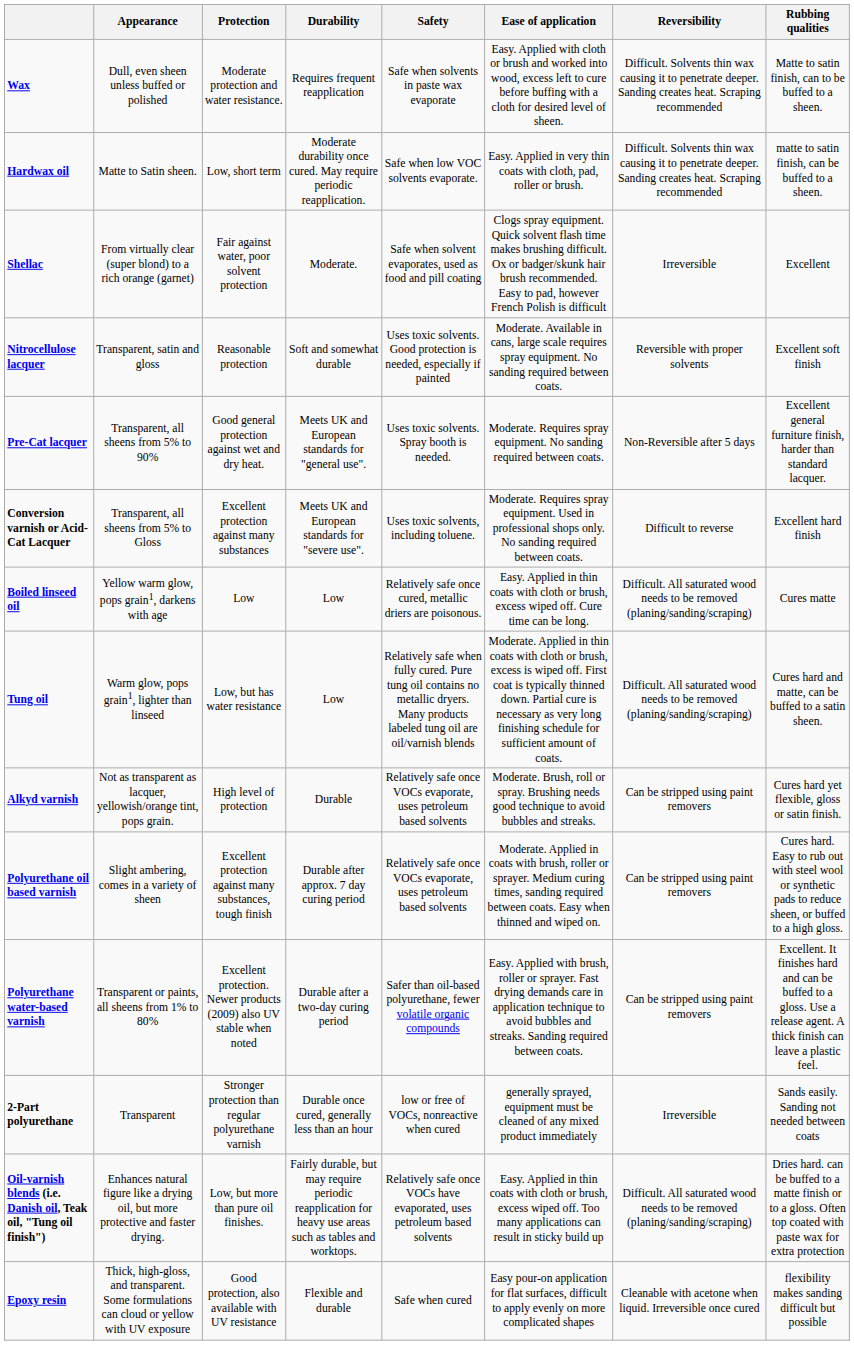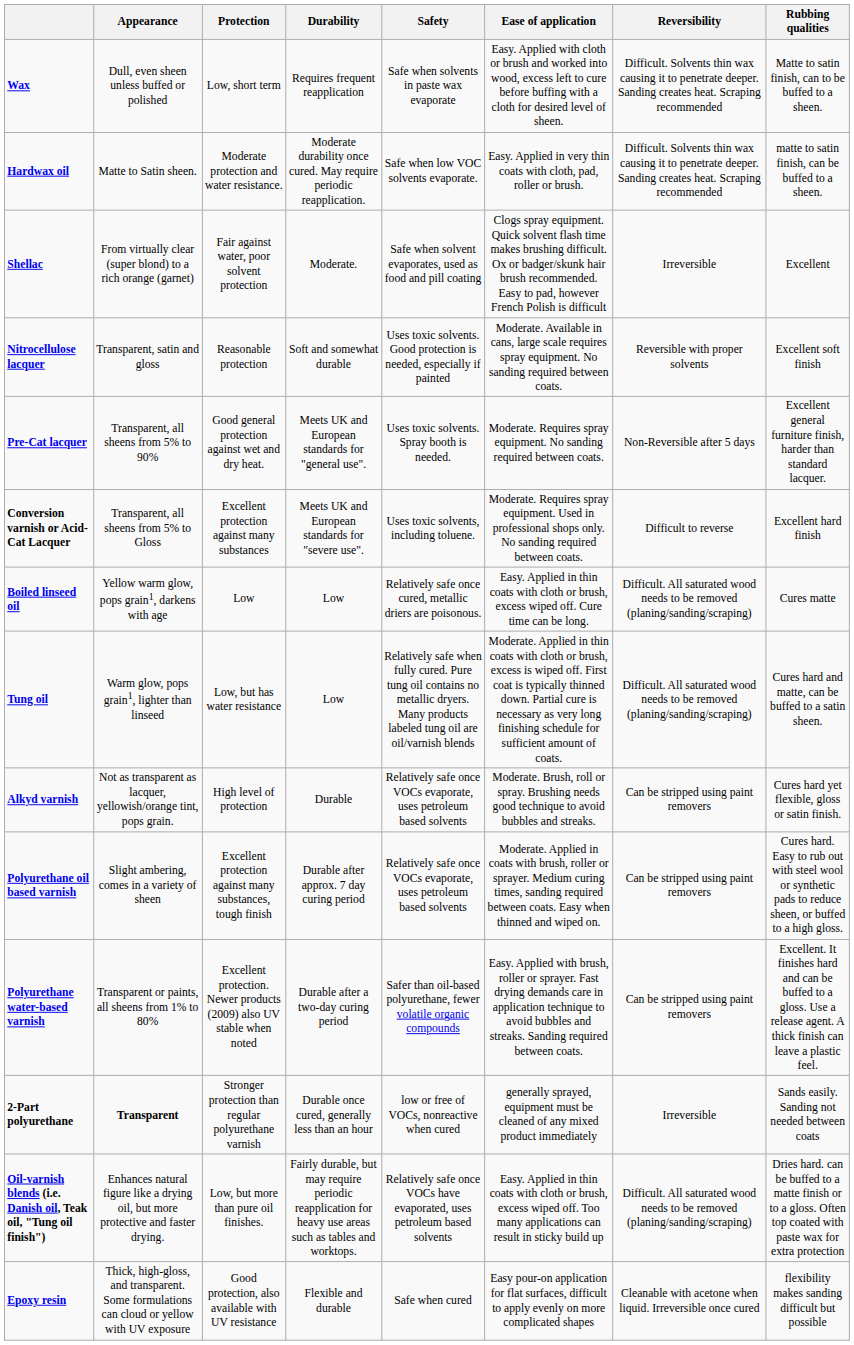(244, 85) Moderate protection and water resistance. -> (244, 85) Low, short term
(244, 171) Low, short term -> (244, 171) Moderate protection and water resistance.
(148, 1114) normal -> (148, 1114) bold
